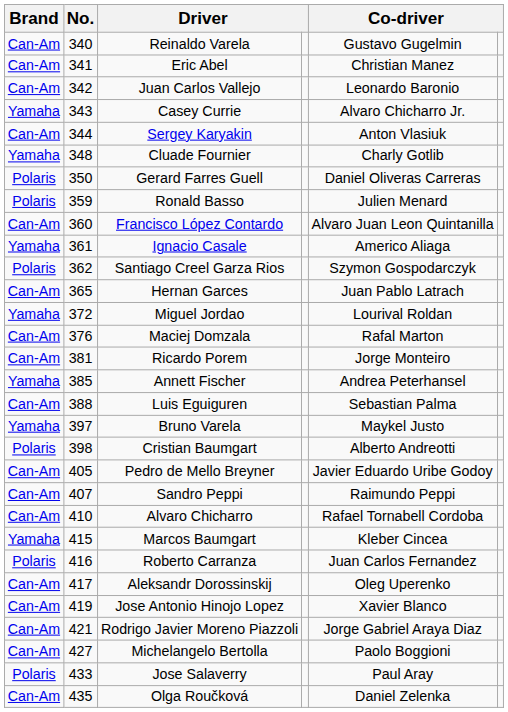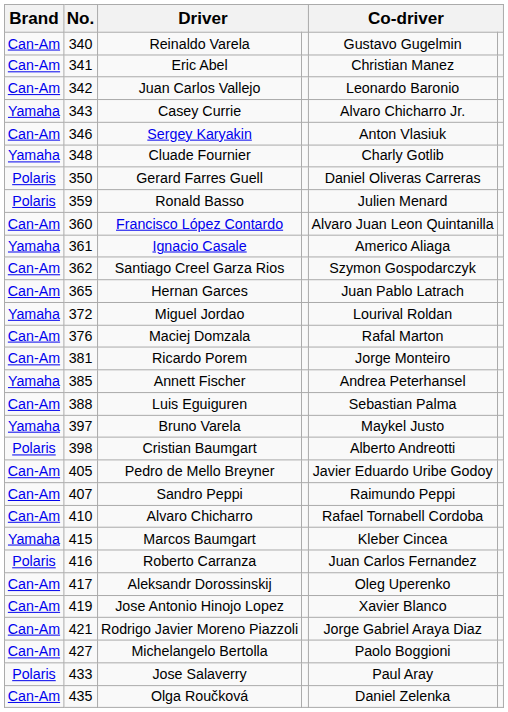(81, 134) 344 -> (81, 134) 346
(34, 269) Polaris -> (34, 269) Can-Am
